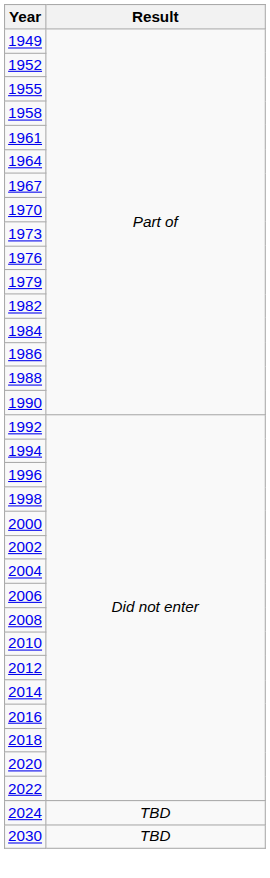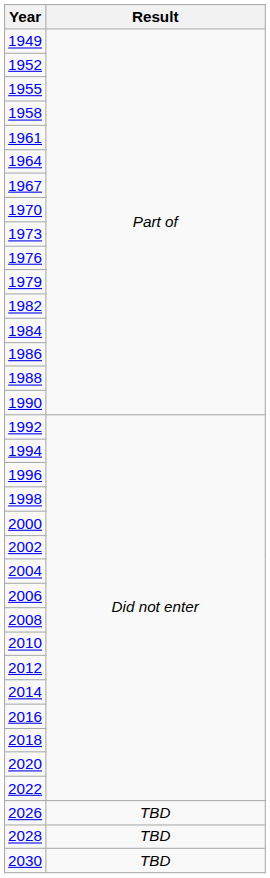- row: (25, 813)
+ row: (25, 813)
+ row: (25, 837)
